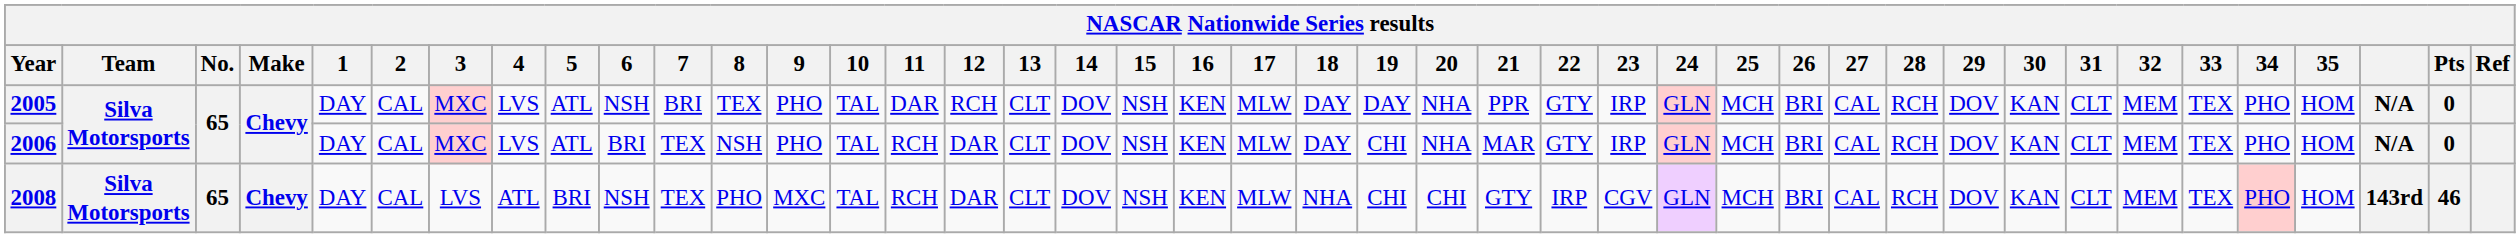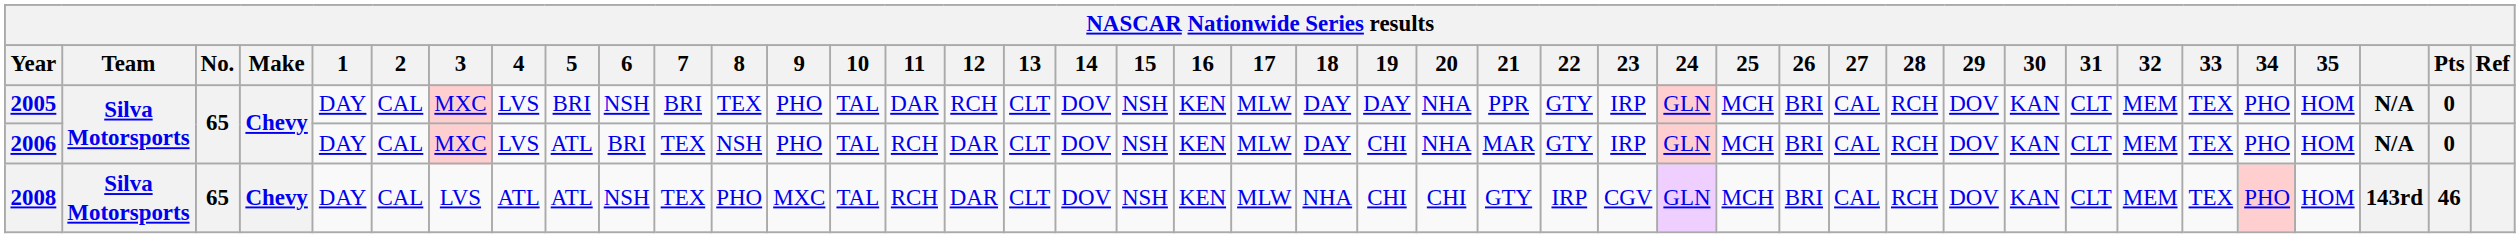(572, 103) ATL -> (572, 103) BRI
(572, 197) BRI -> (572, 197) ATL
